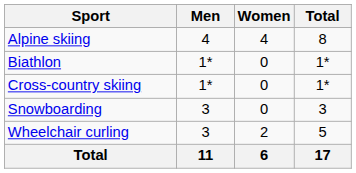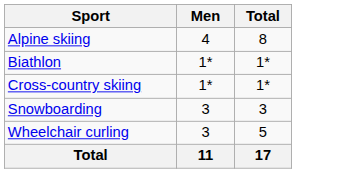- column: (264, 16)
